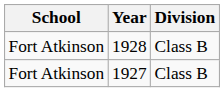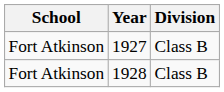rows swapped: (129, 73) <-> (129, 45)
